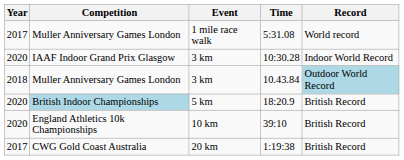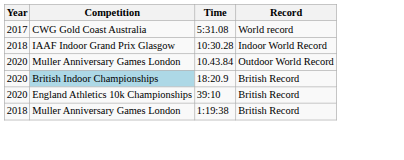- column: (225, 12)
(106, 35) Muller Anniversary Games London -> (89, 29) CWG Gold Coast Australia
(17, 57) 2020 -> (17, 45) 2018
(17, 79) 2018 -> (17, 62) 2020
(336, 79) lightblue background -> (286, 62) no background
(17, 146) 2017 -> (17, 111) 2018
(89, 146) CWG Gold Coast Australia -> (106, 111) Muller Anniversary Games London
